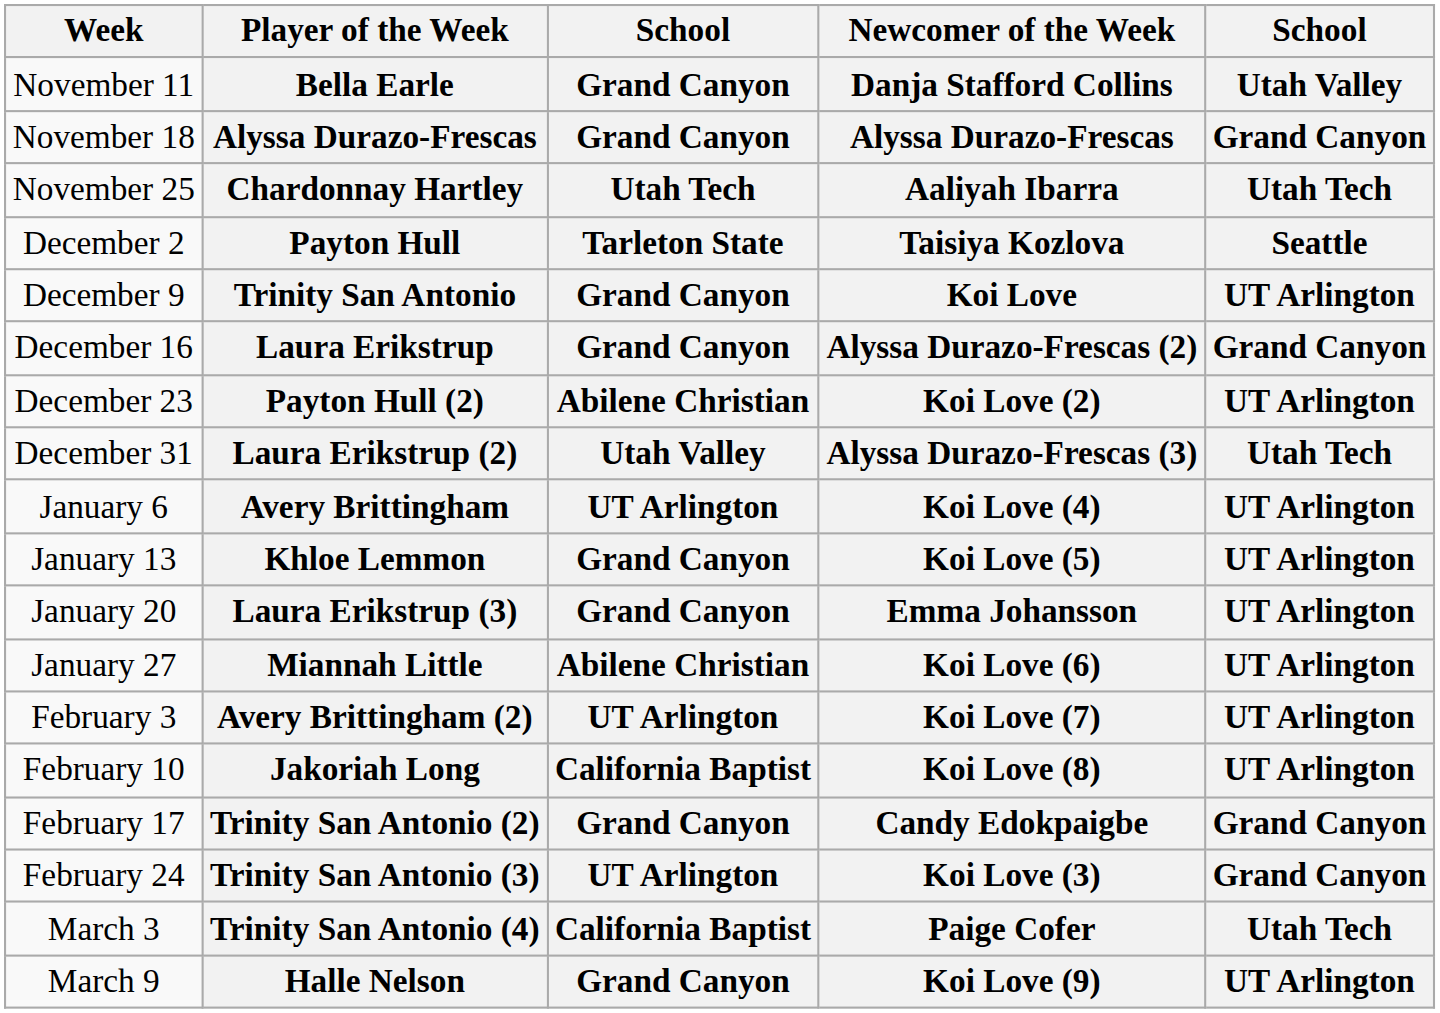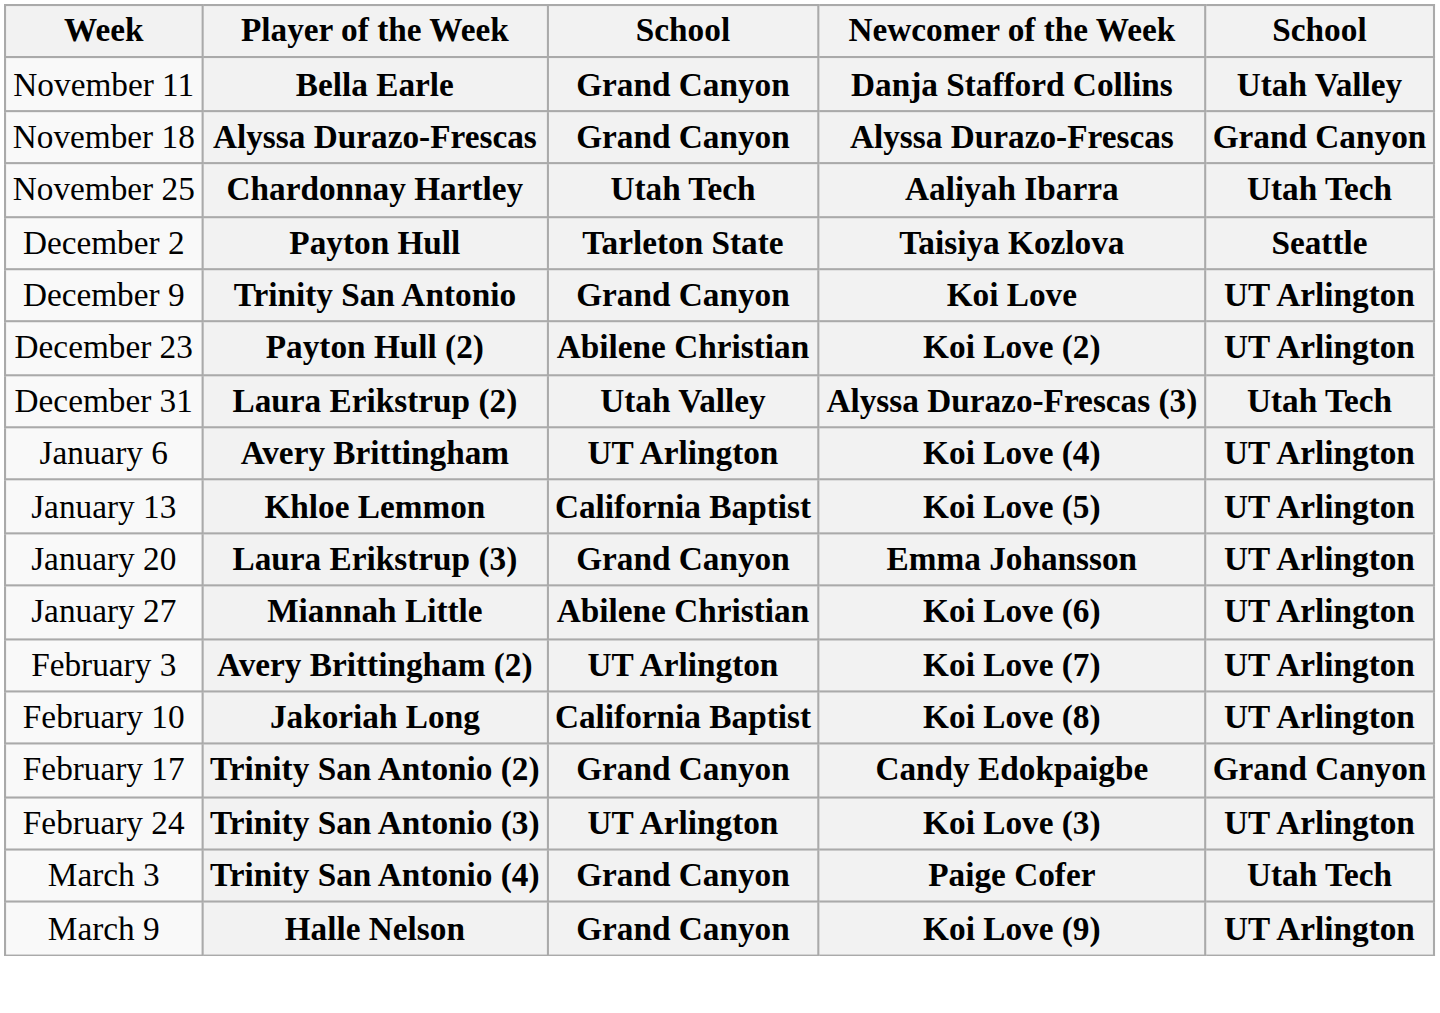- row: (104, 347)
(683, 558) Grand Canyon -> (683, 505) California Baptist
(1319, 875) Grand Canyon -> (1319, 822) UT Arlington
(683, 928) California Baptist -> (683, 875) Grand Canyon
